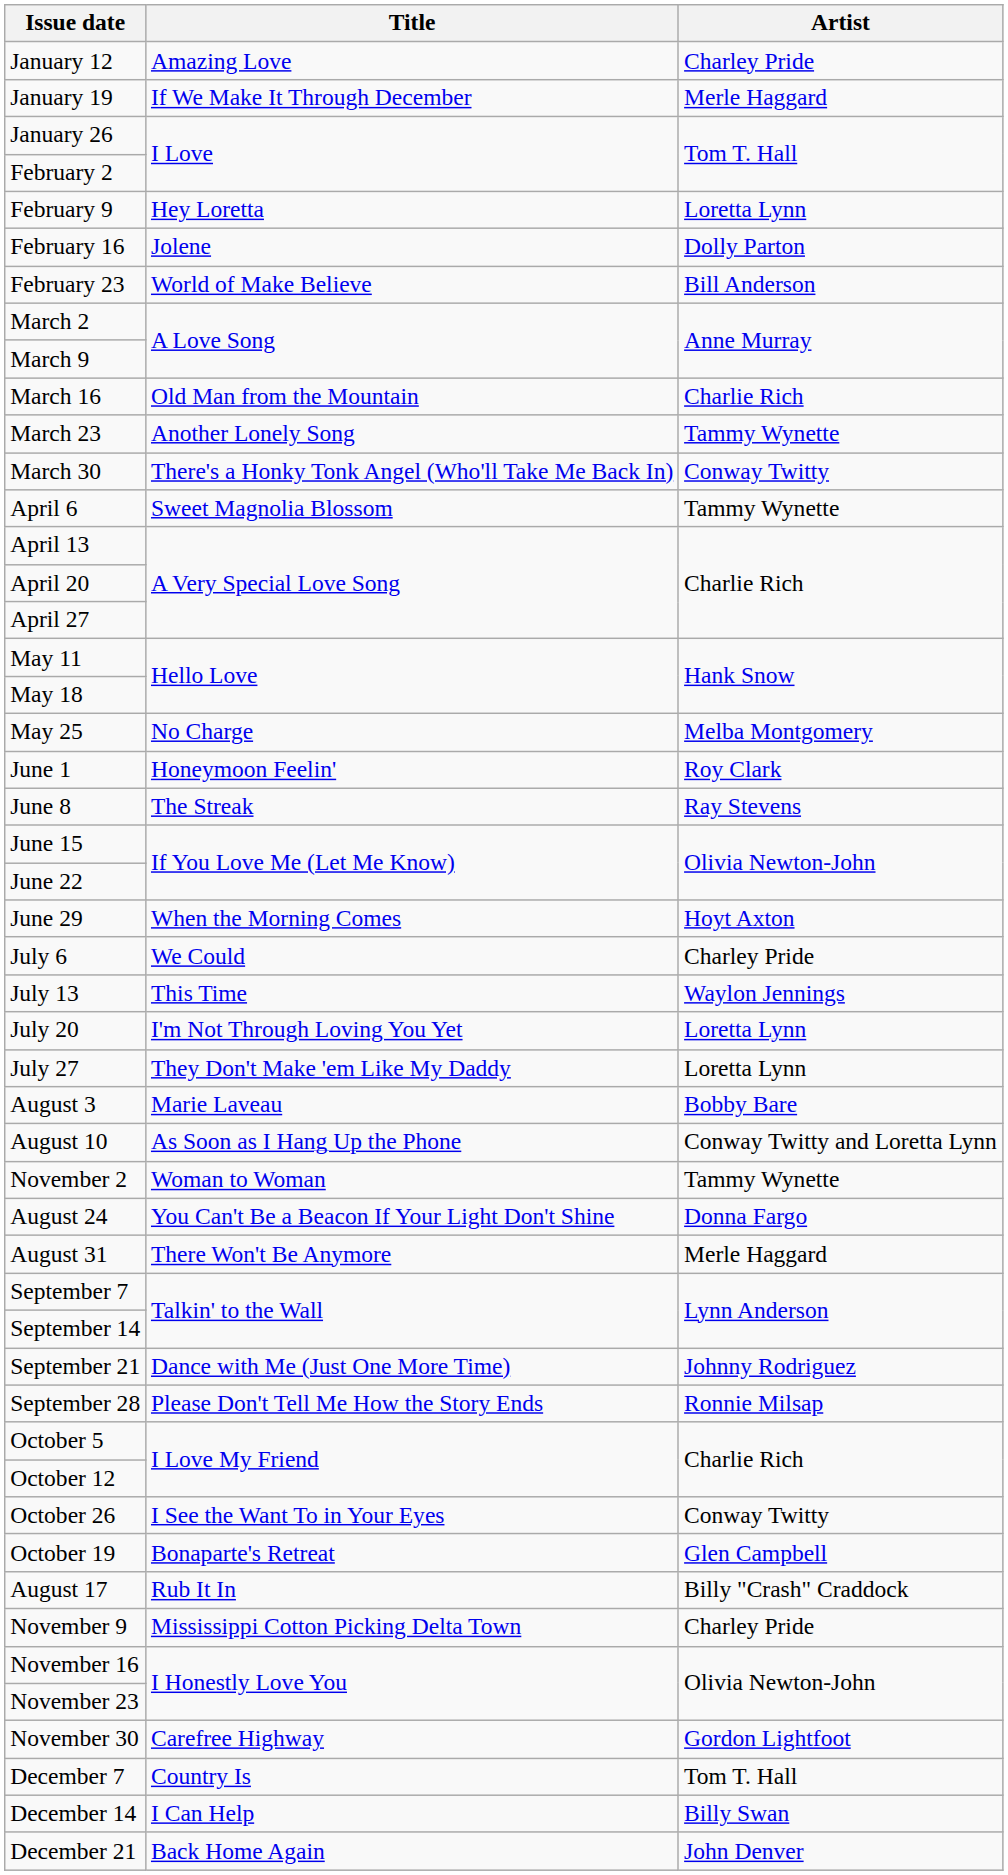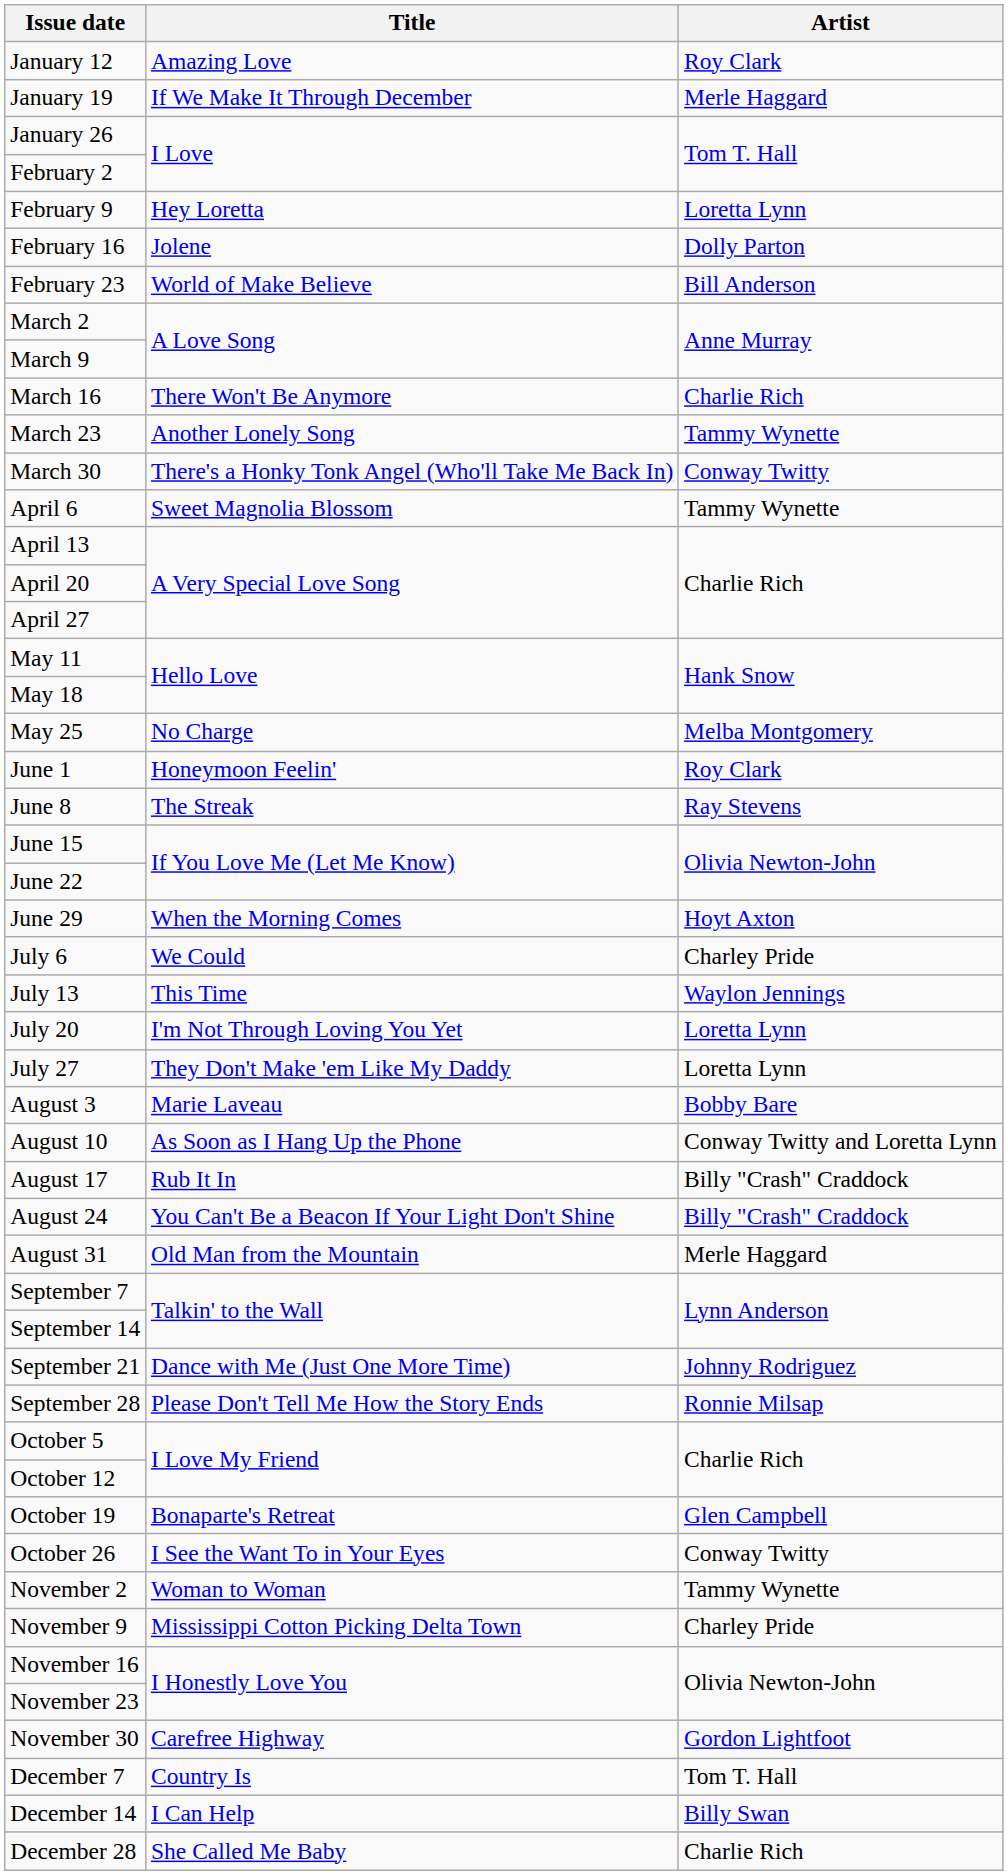(749, 60) Charley Pride -> (733, 60) Roy Clark
(285, 396) Old Man from the Mountain -> (271, 396) There Won't Be Anymore
rows swapped: (59, 1589) <-> (69, 1179)
(746, 1216) Donna Fargo -> (796, 1216) Billy "Crash" Craddock
(271, 1254) There Won't Be Anymore -> (285, 1254) Old Man from the Mountain
rows swapped: (63, 1552) <-> (63, 1515)
- row: (73, 1850)
+ row: (73, 1850)
